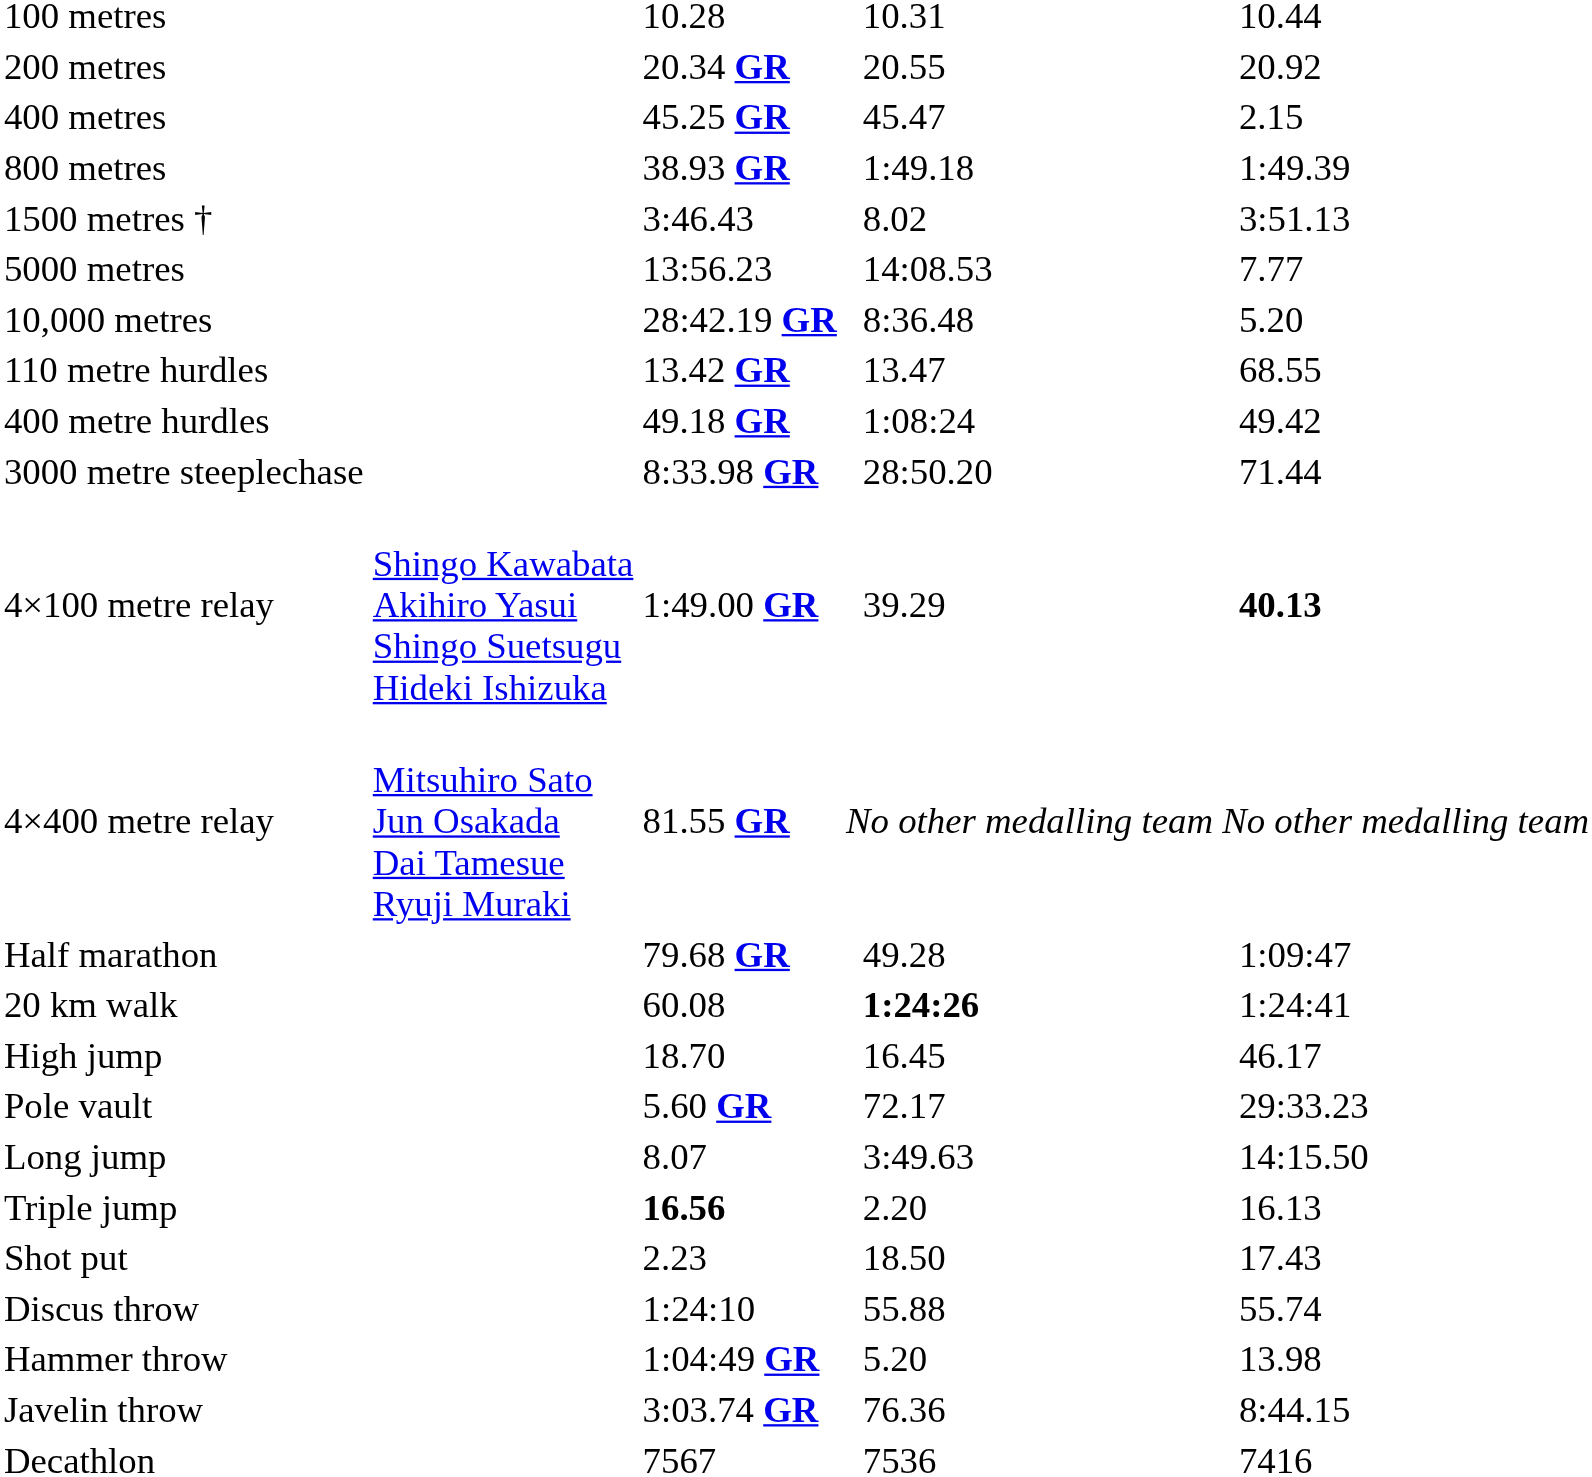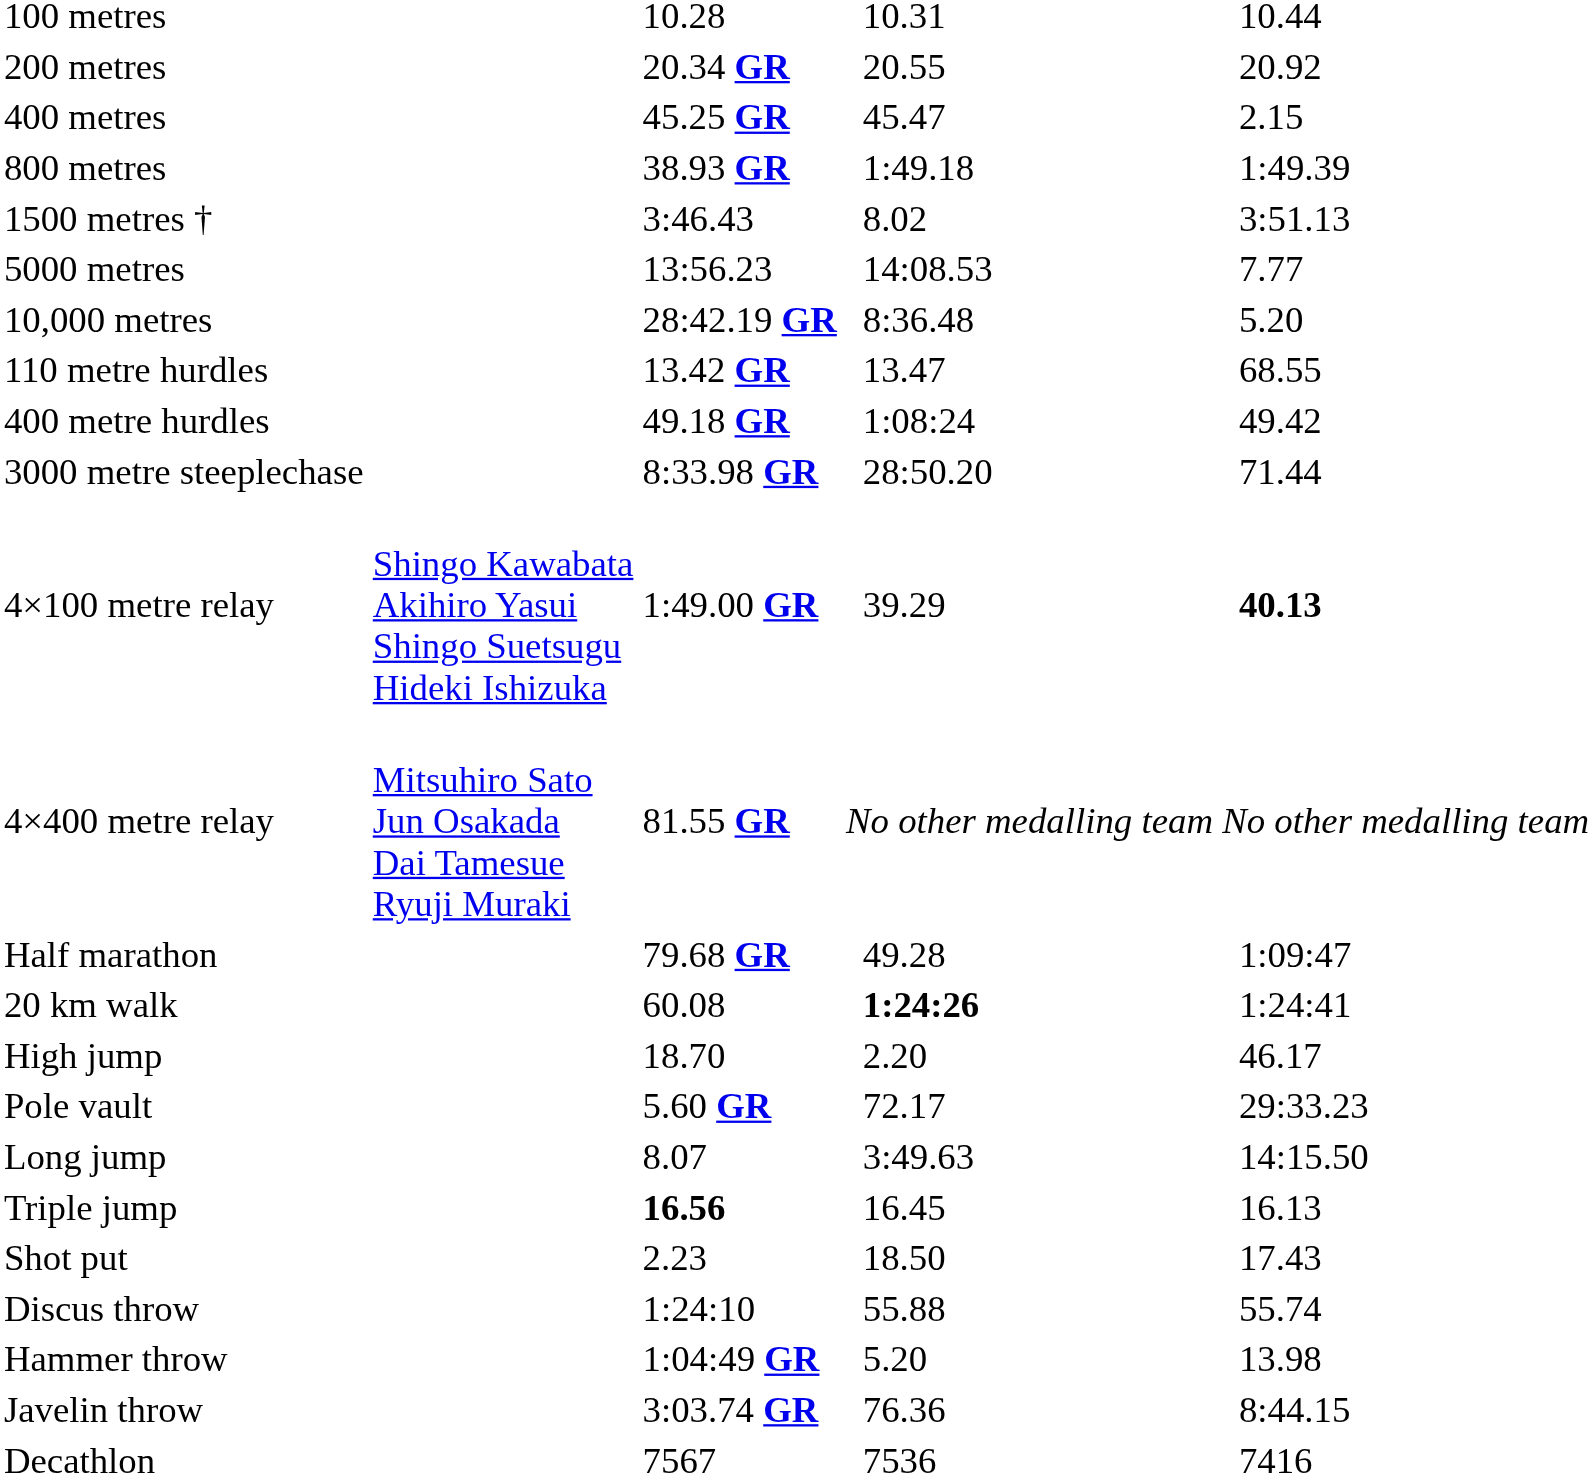(904, 1055) 16.45 -> (895, 1055) 2.20
(895, 1207) 2.20 -> (904, 1207) 16.45
